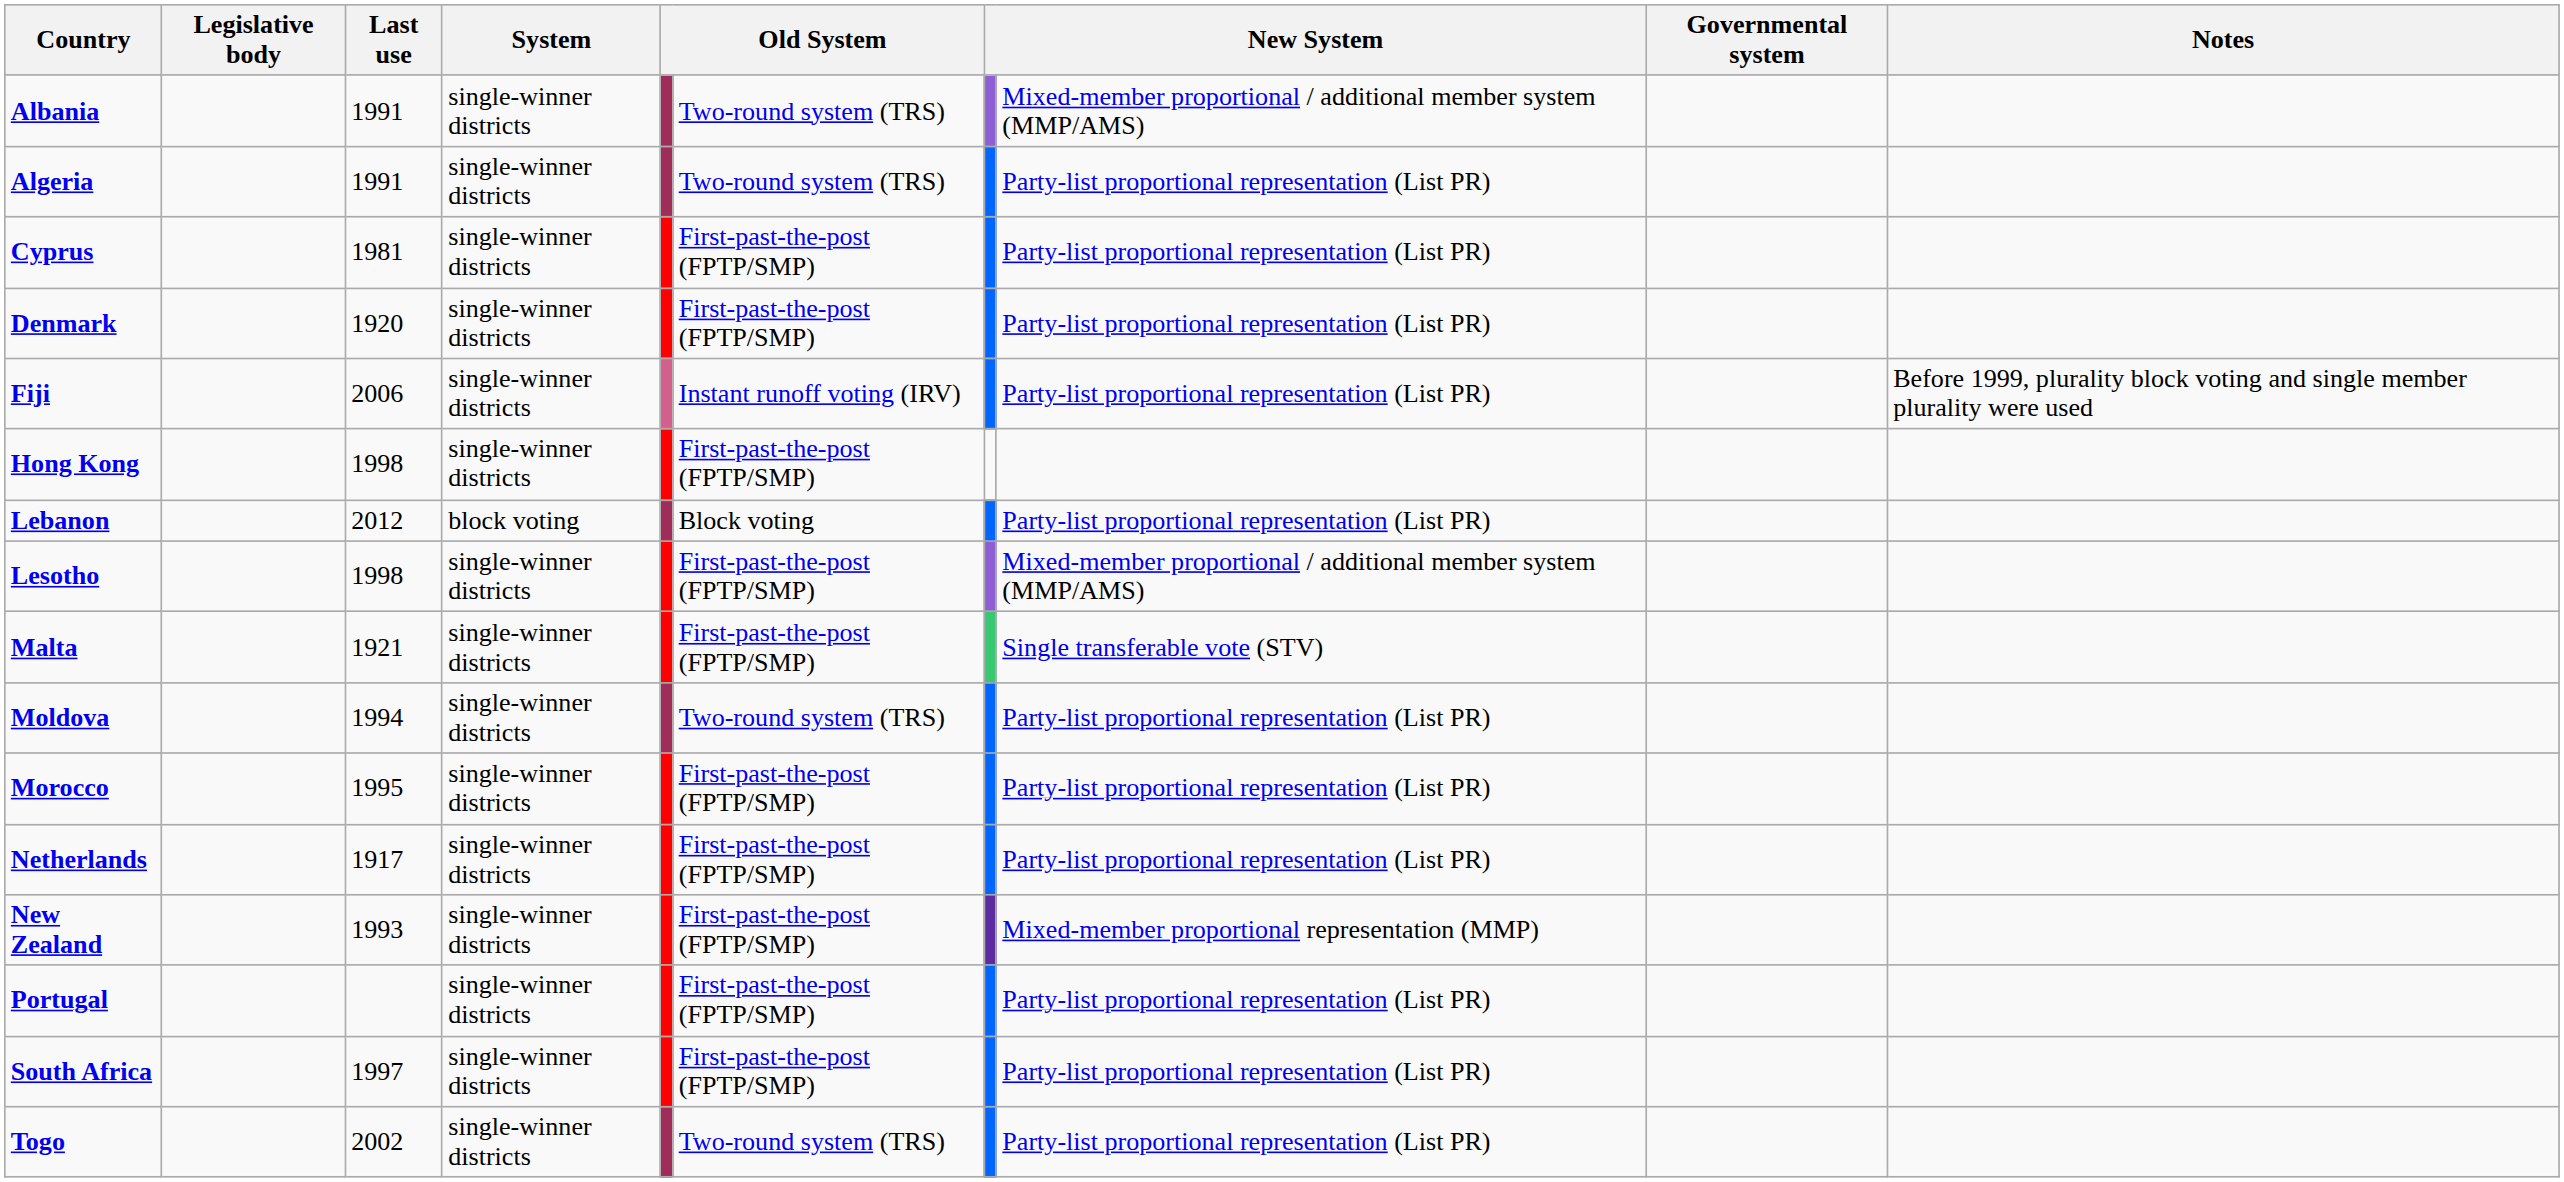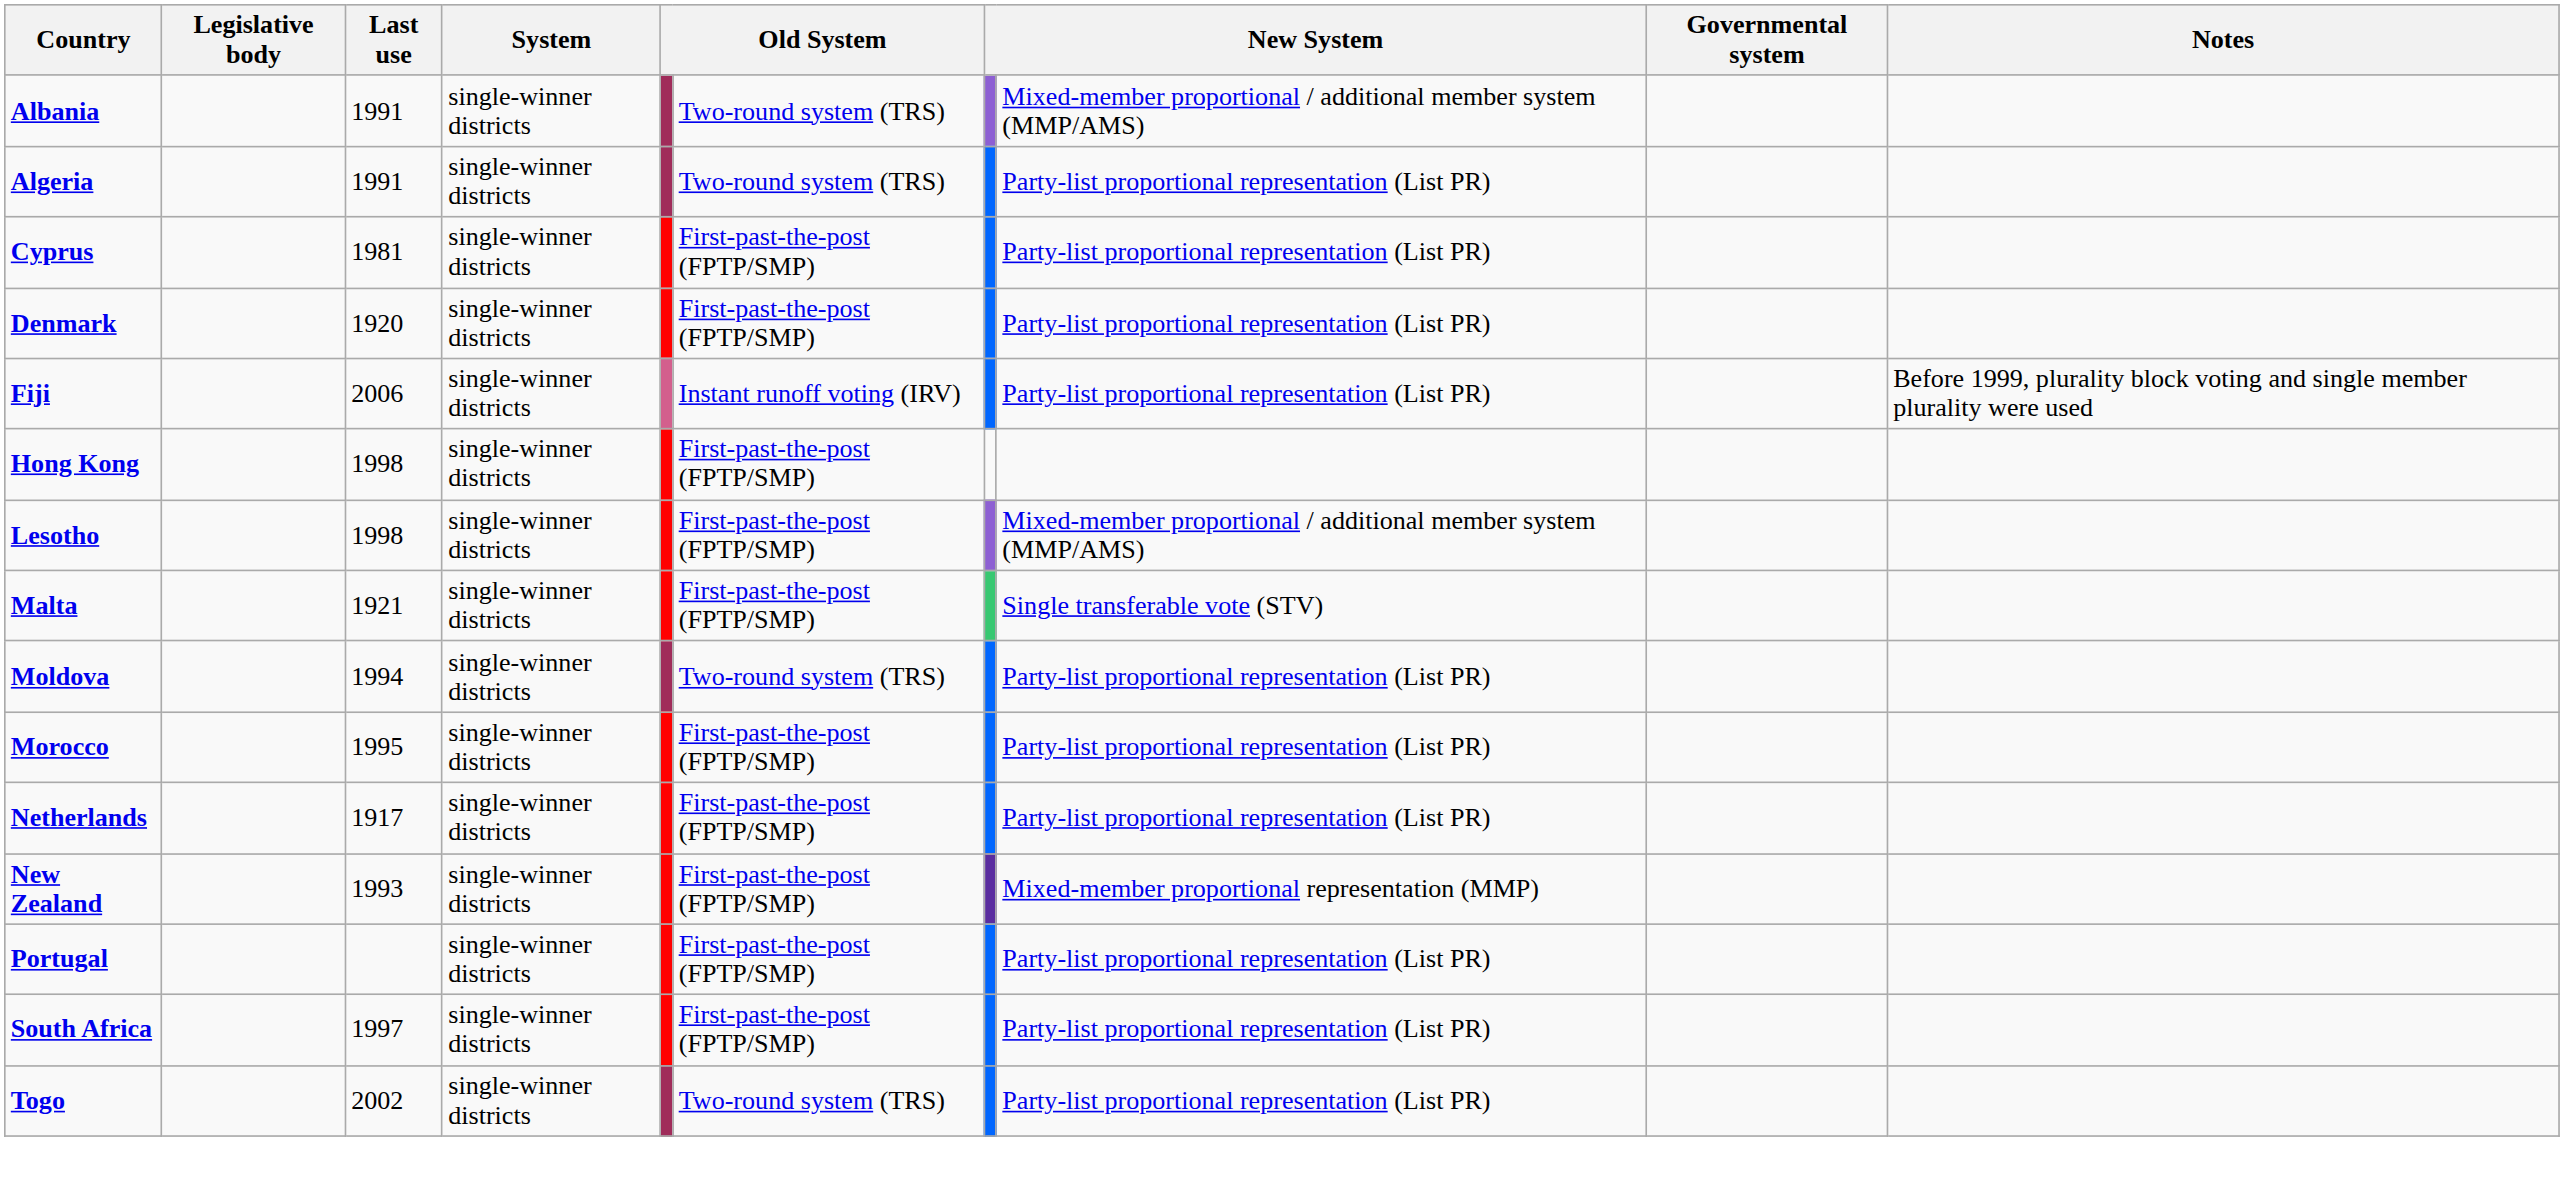- row: (60, 520)
